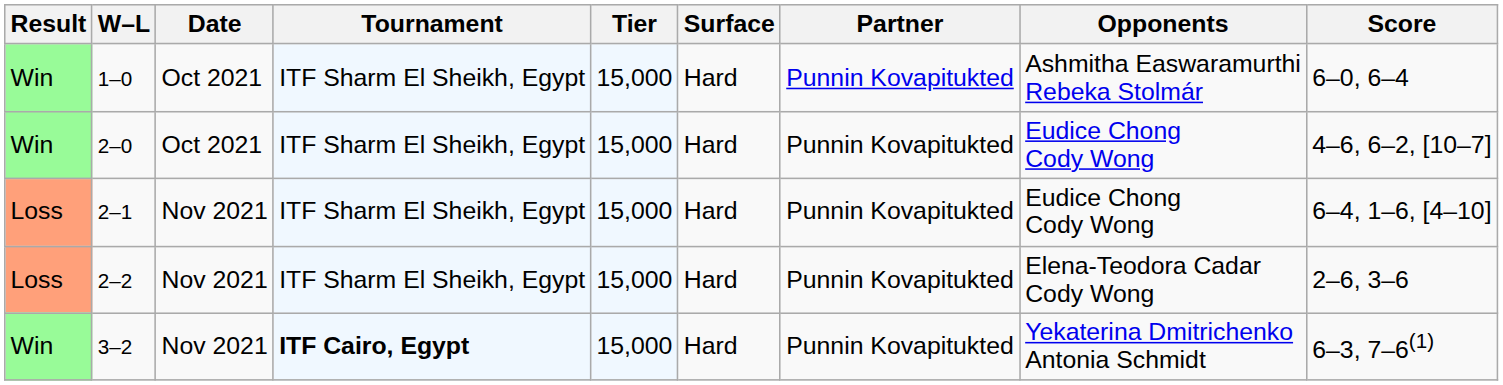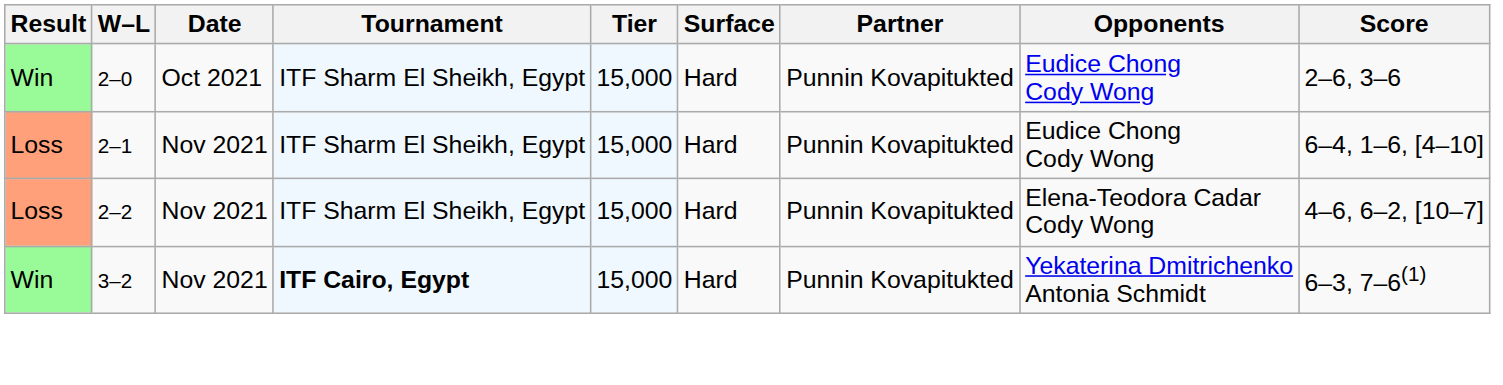- row: (115, 78)
(1402, 144) 4–6, 6–2, [10–7] -> (1353, 77) 2–6, 3–6
(1361, 279) 2–6, 3–6 -> (1394, 211) 4–6, 6–2, [10–7]
